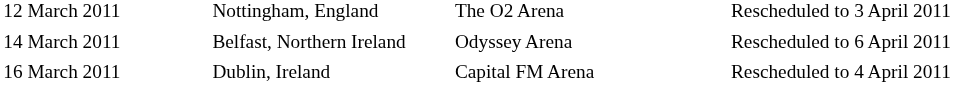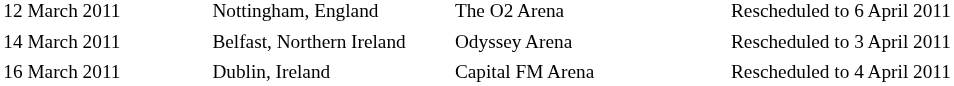(841, 10) Rescheduled to 3 April 2011 -> (841, 10) Rescheduled to 6 April 2011
(841, 41) Rescheduled to 6 April 2011 -> (841, 41) Rescheduled to 3 April 2011
